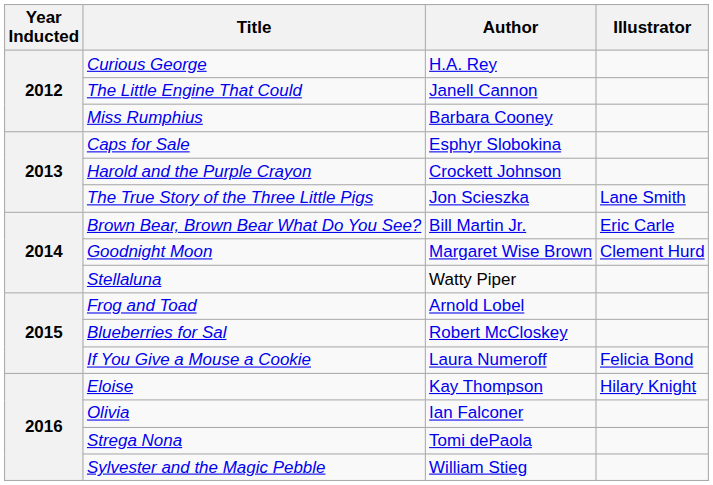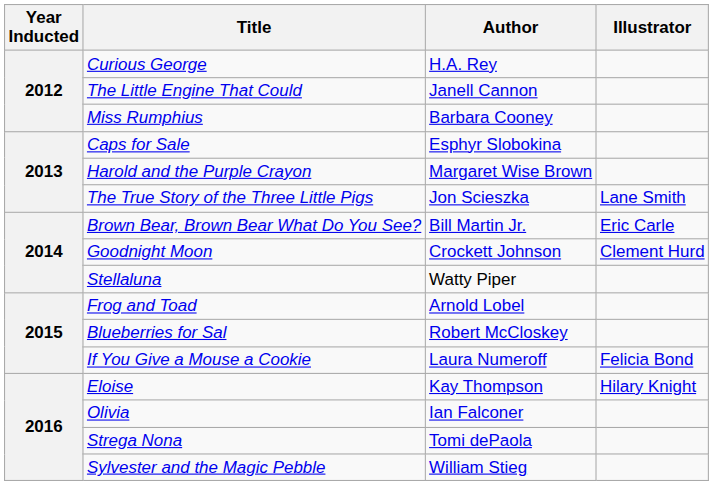(495, 171) Crockett Johnson -> (511, 171) Margaret Wise Brown
(511, 252) Margaret Wise Brown -> (495, 252) Crockett Johnson
